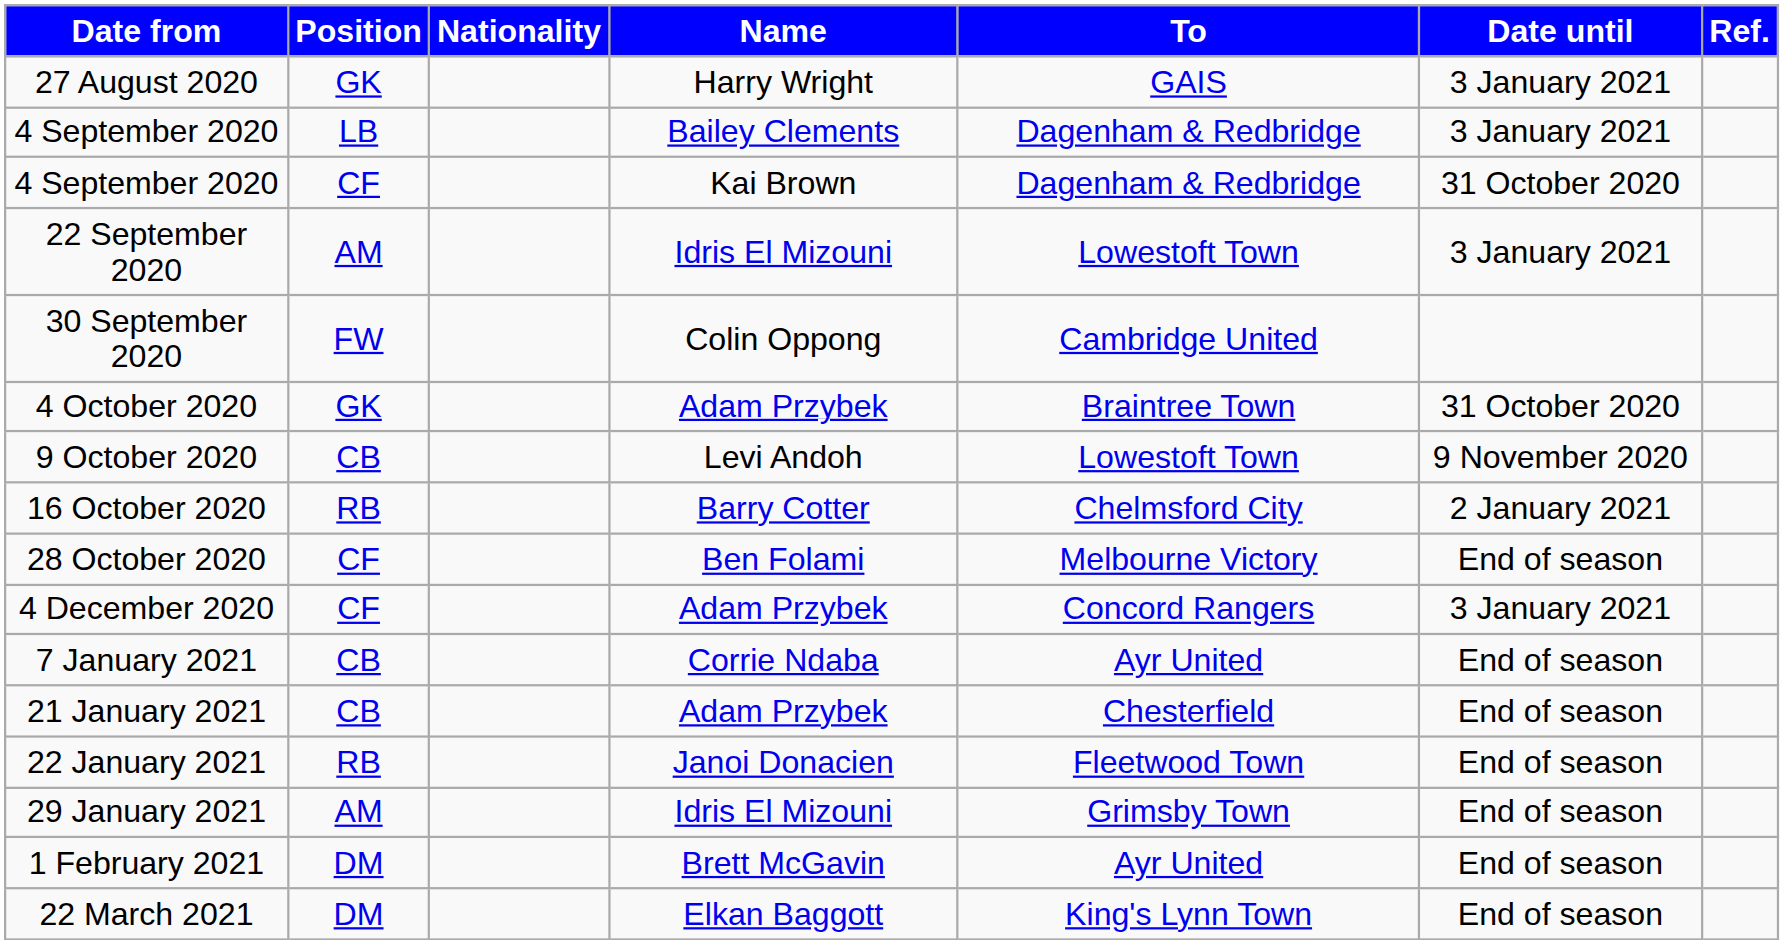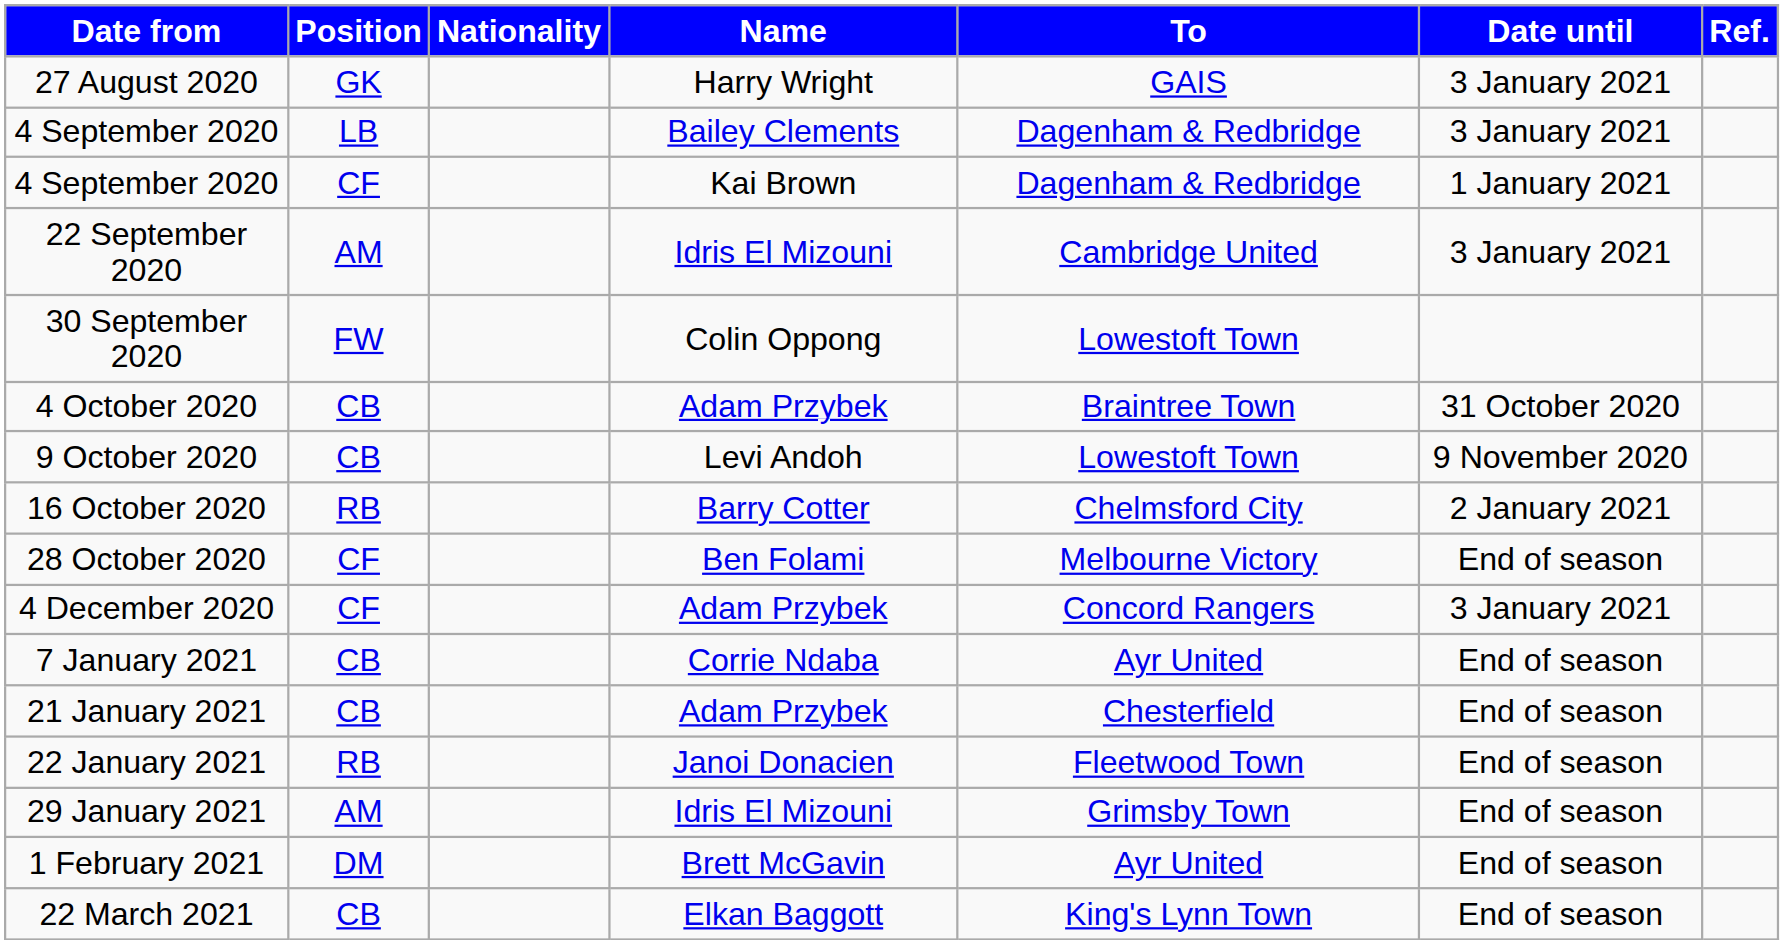(1560, 183) 31 October 2020 -> (1560, 183) 1 January 2021
(1189, 252) Lowestoft Town -> (1189, 252) Cambridge United
(1189, 338) Cambridge United -> (1189, 338) Lowestoft Town
(359, 407) GK -> (359, 407) CB
(359, 914) DM -> (359, 914) CB
